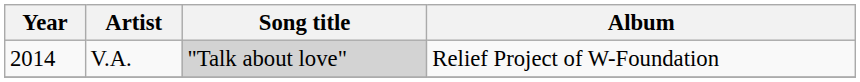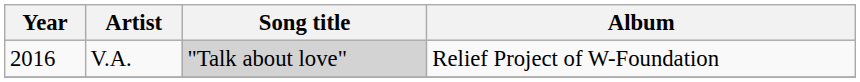(33, 58) 2014 -> (33, 58) 2016
